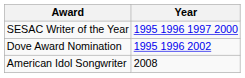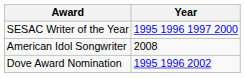rows swapped: (67, 64) <-> (64, 47)
